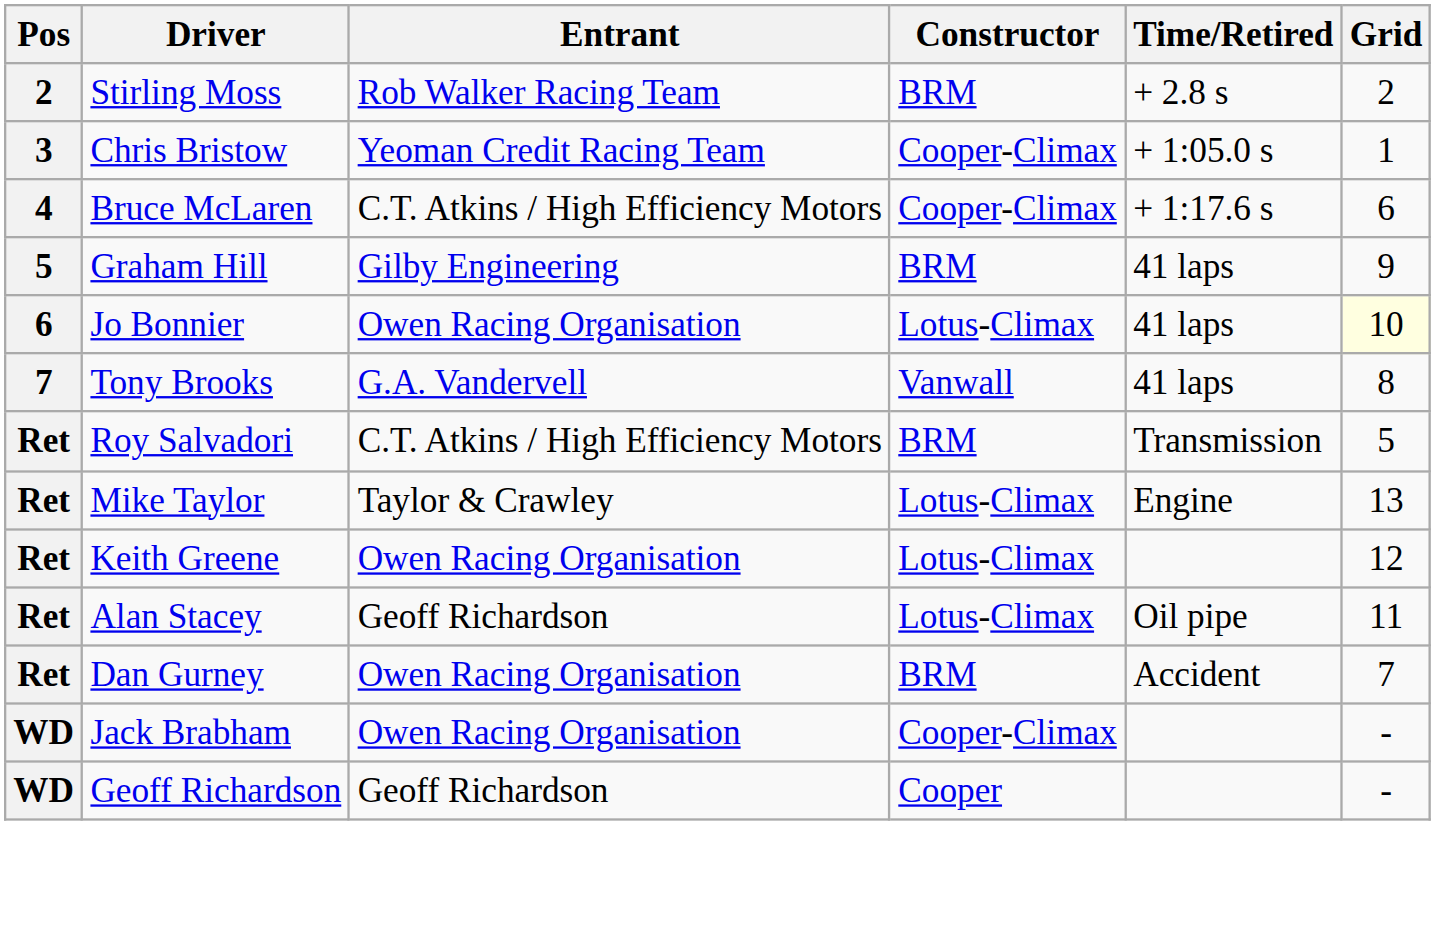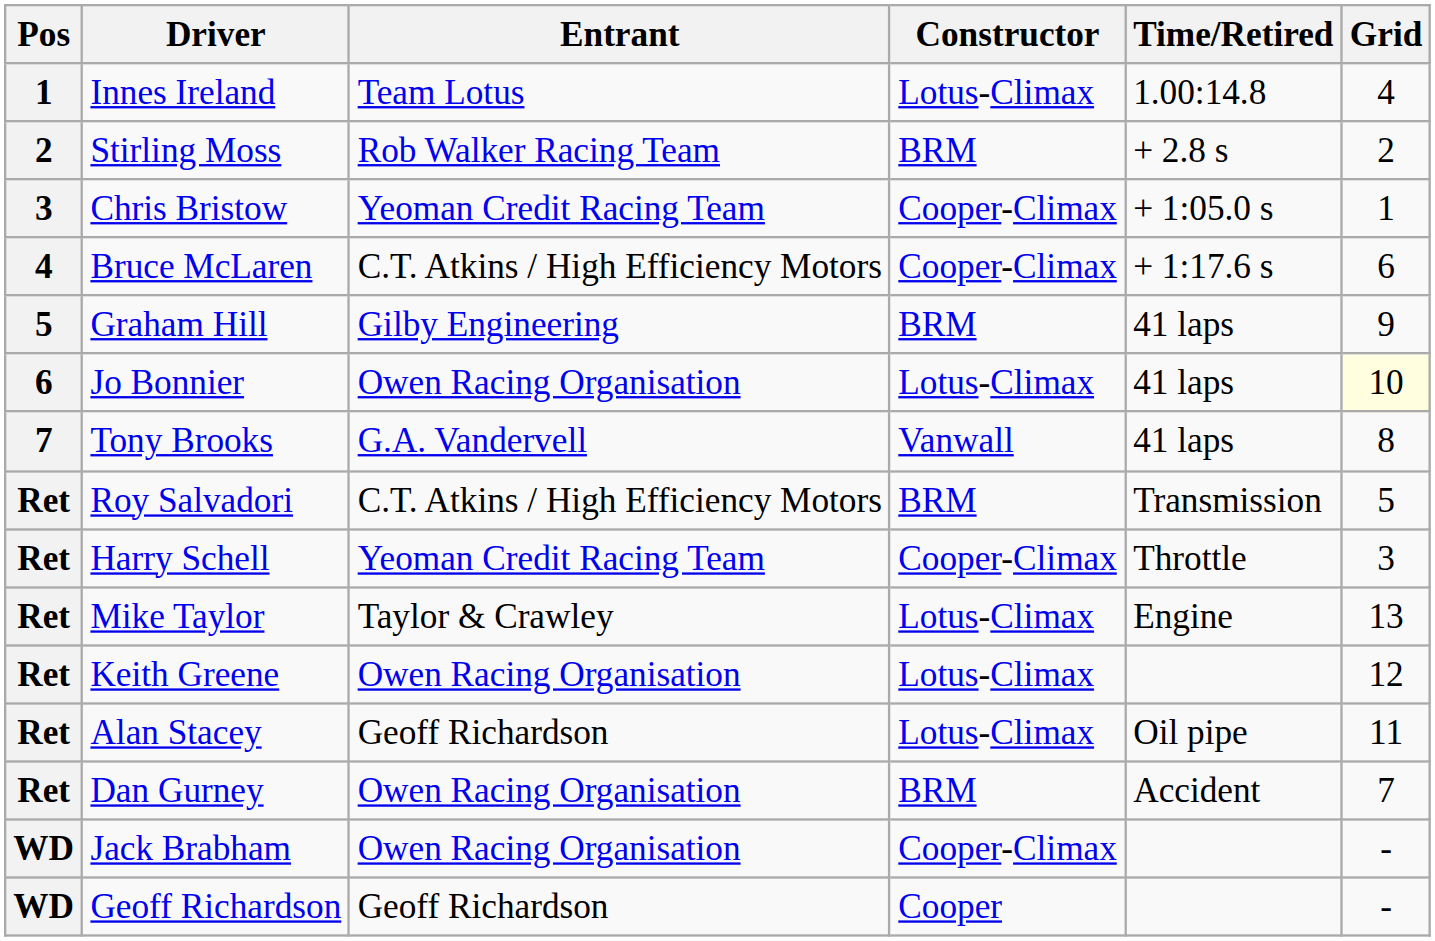+ row: (183, 91)
+ row: (180, 557)
